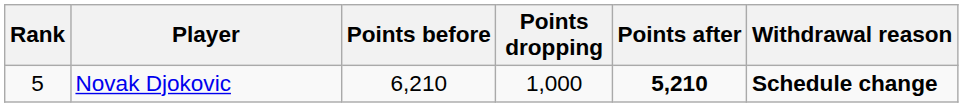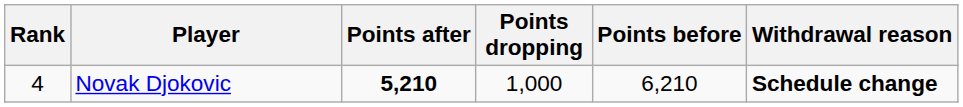columns swapped: (419, 35) <-> (679, 35)
(37, 83) 5 -> (37, 83) 4
